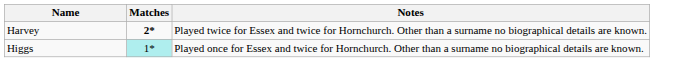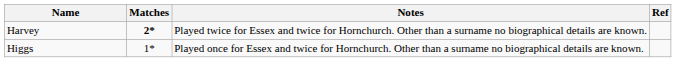+ column: (660, 13)
(149, 48) paleturquoise background -> (149, 48) no background
